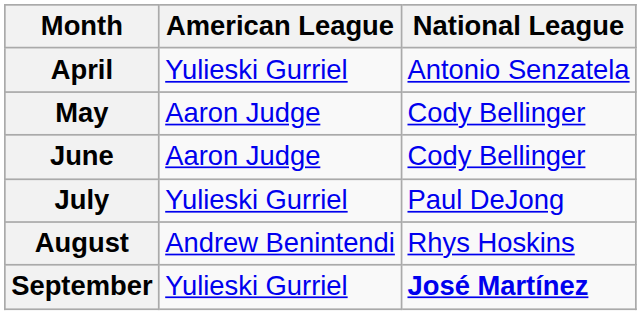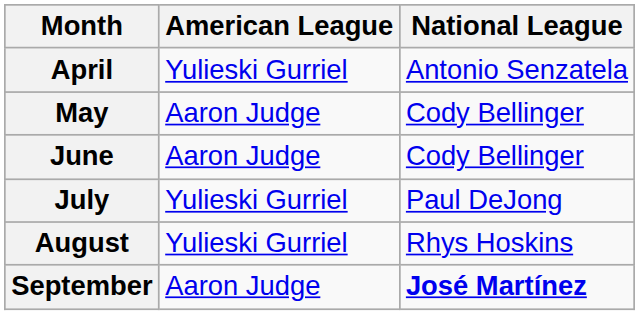(280, 243) Andrew Benintendi -> (256, 243) Yulieski Gurriel
(256, 286) Yulieski Gurriel -> (243, 286) Aaron Judge
